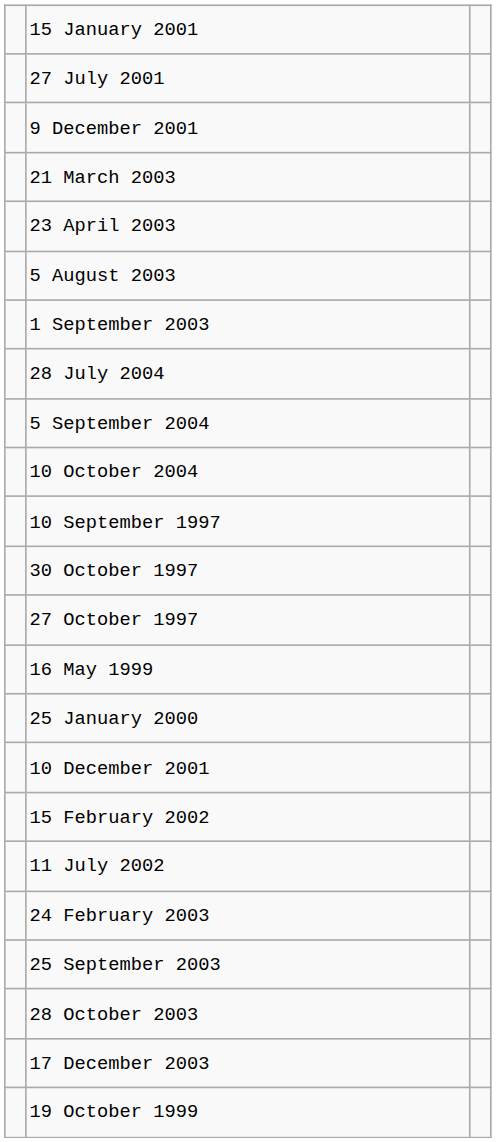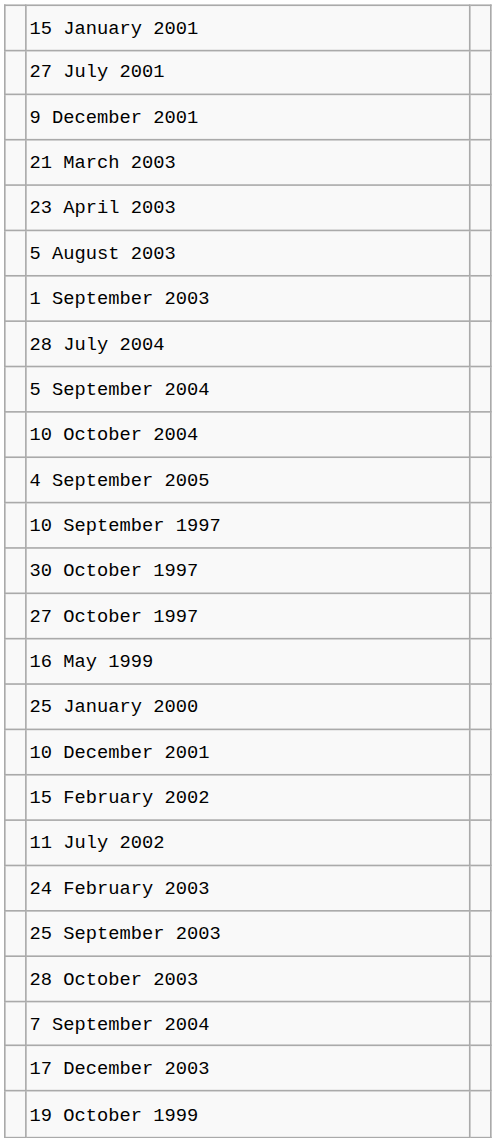+ row: (120, 480)
+ row: (120, 1023)
